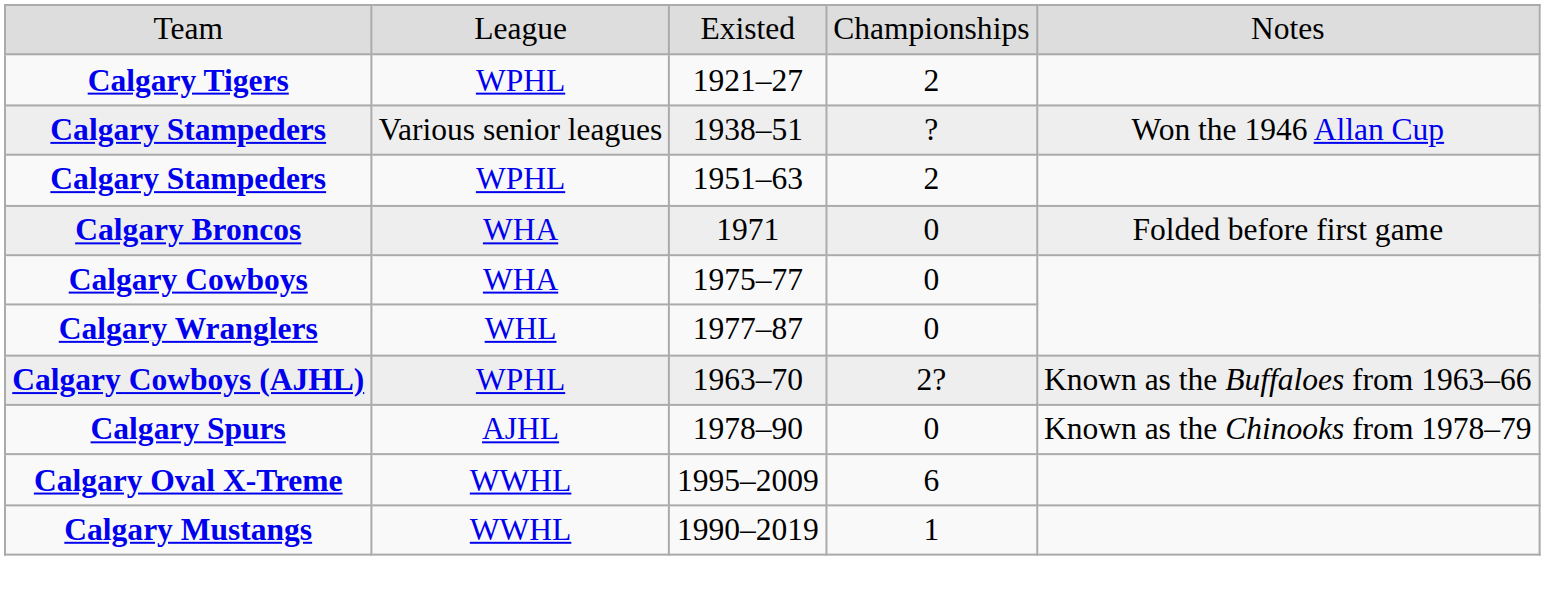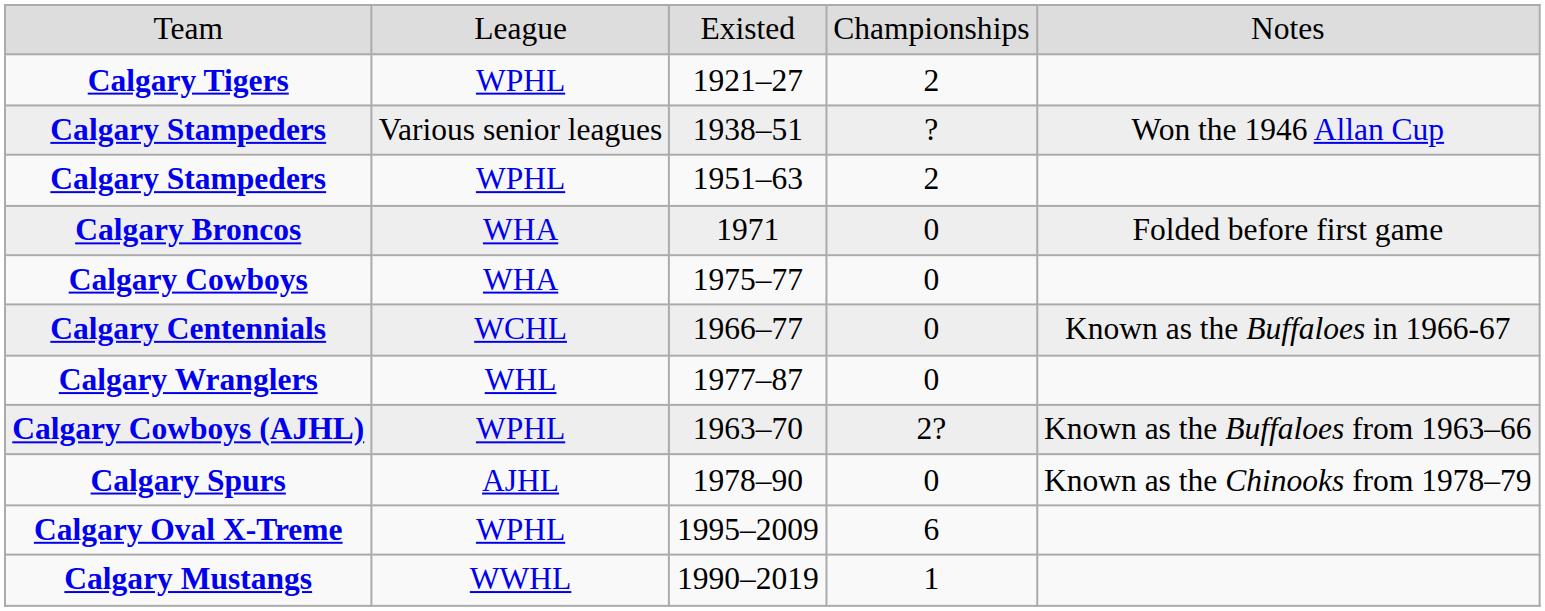+ row: (188, 329)
(521, 479) WWHL -> (521, 529) WPHL
